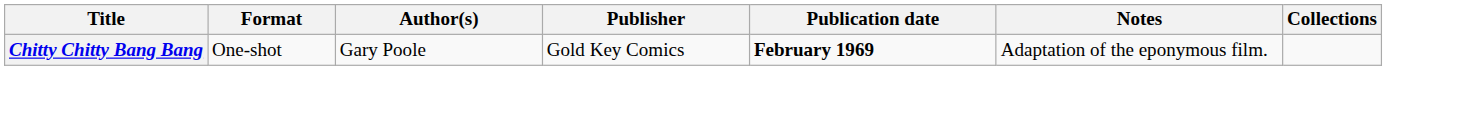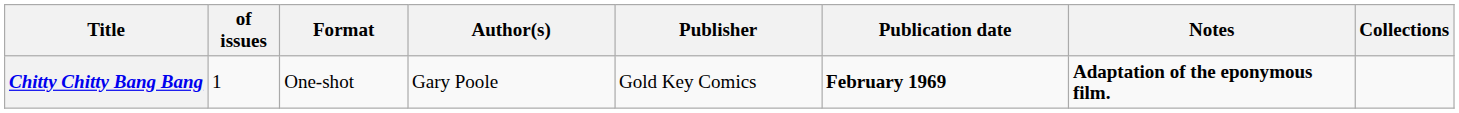+ column: (244, 30)
(1134, 49) normal -> (1193, 81) bold
